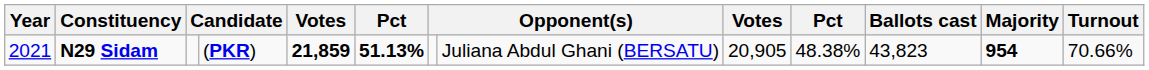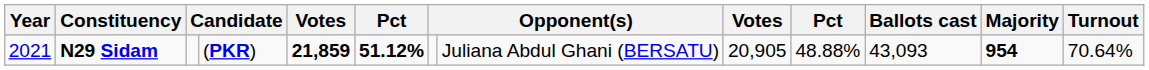(392, 50) 51.13% -> (392, 50) 51.12%
(828, 50) 48.38% -> (828, 50) 48.88%
(898, 50) 43,823 -> (898, 50) 43,093
(1100, 50) 70.66% -> (1100, 50) 70.64%
